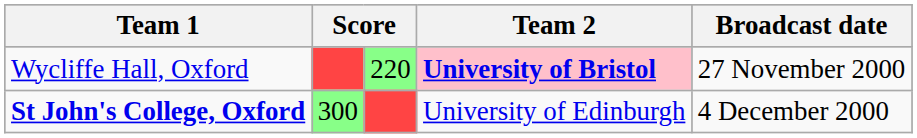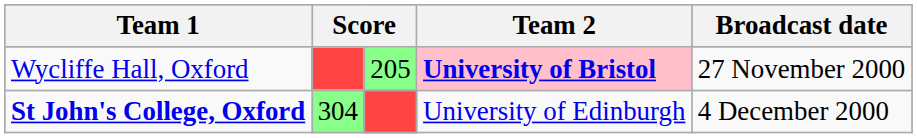(391, 68) 220 -> (391, 68) 205
(338, 111) 300 -> (338, 111) 304
